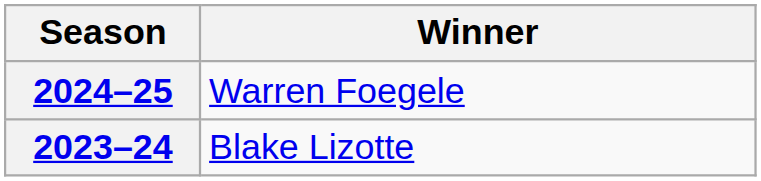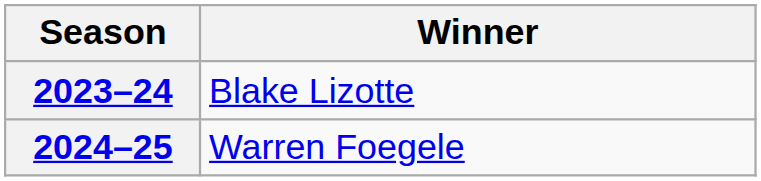rows swapped: (103, 146) <-> (103, 89)
